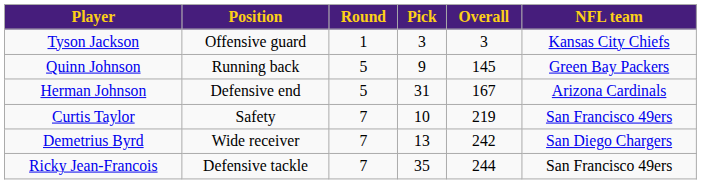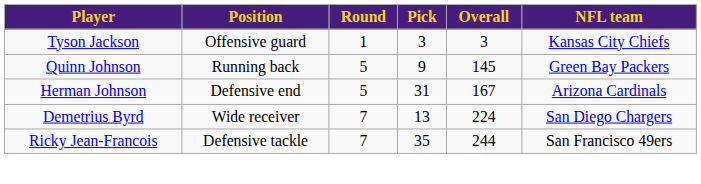- row: (93, 116)
(484, 141) 242 -> (484, 116) 224
